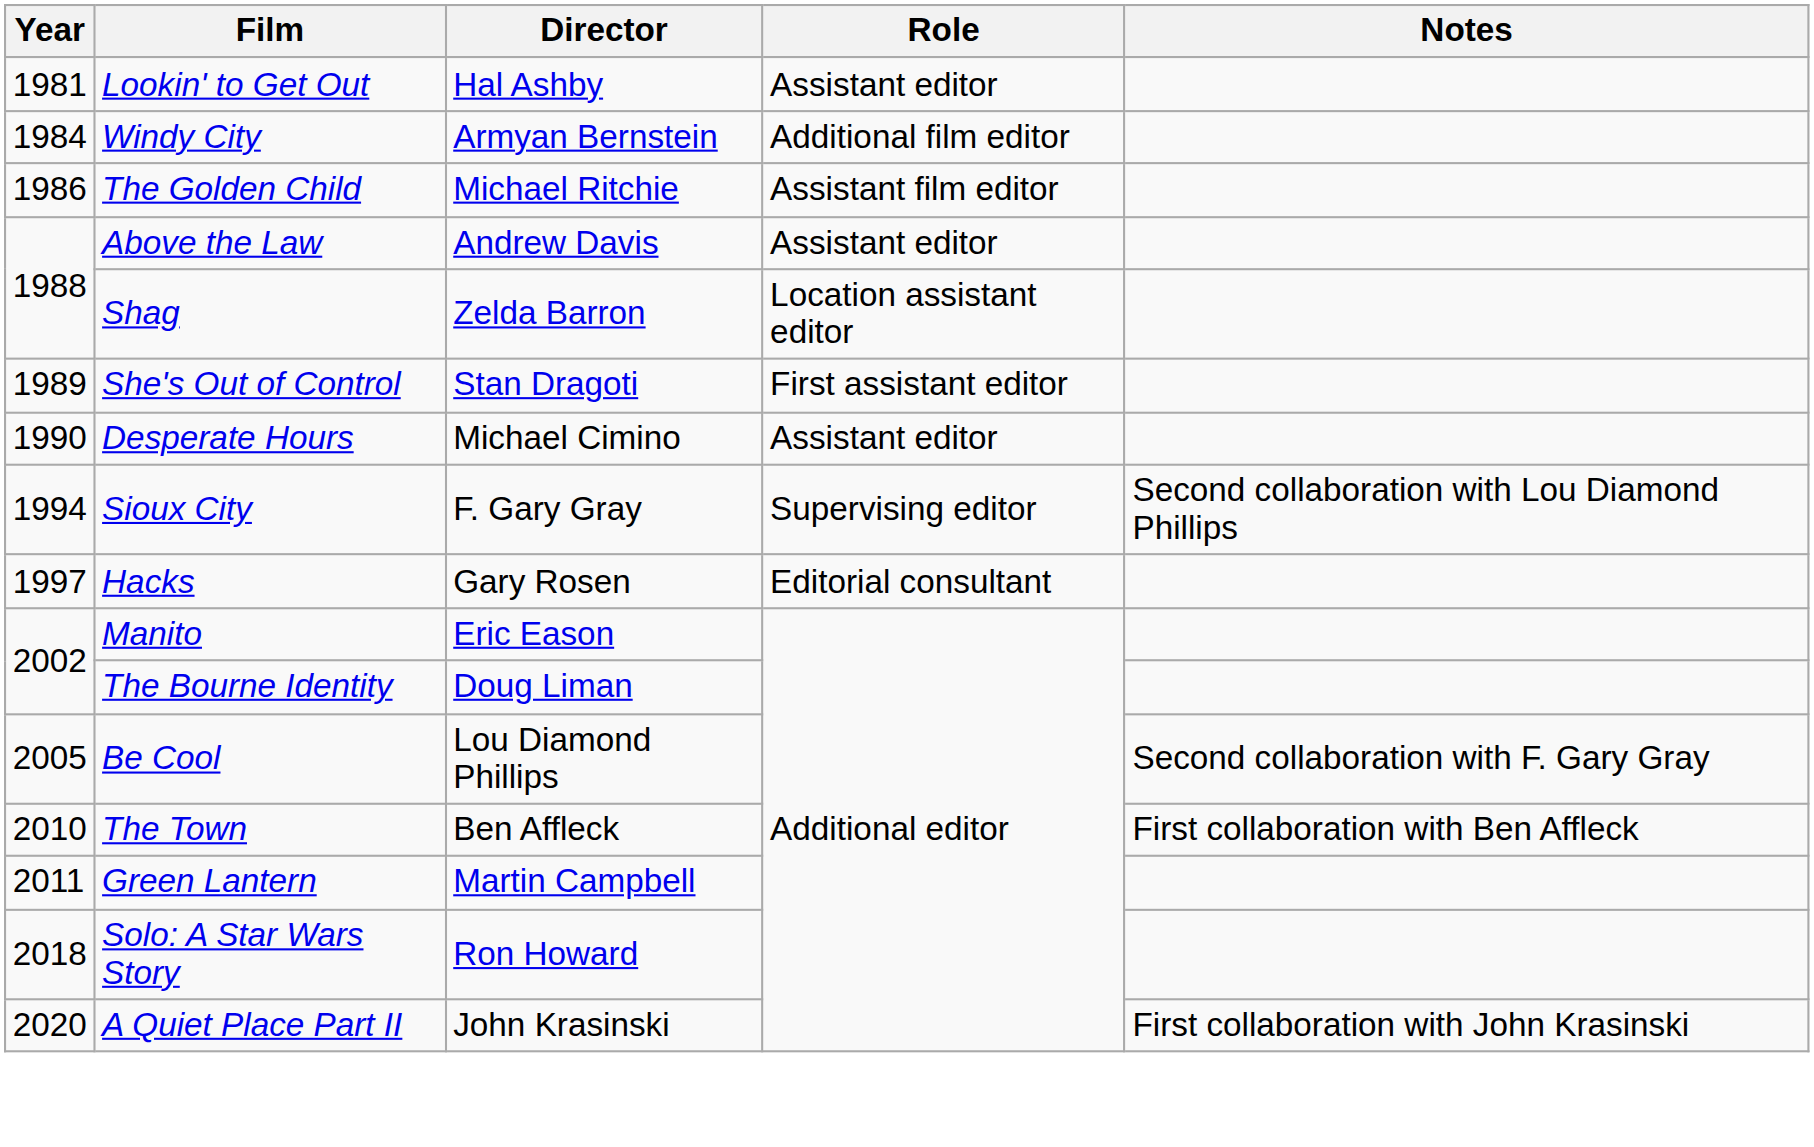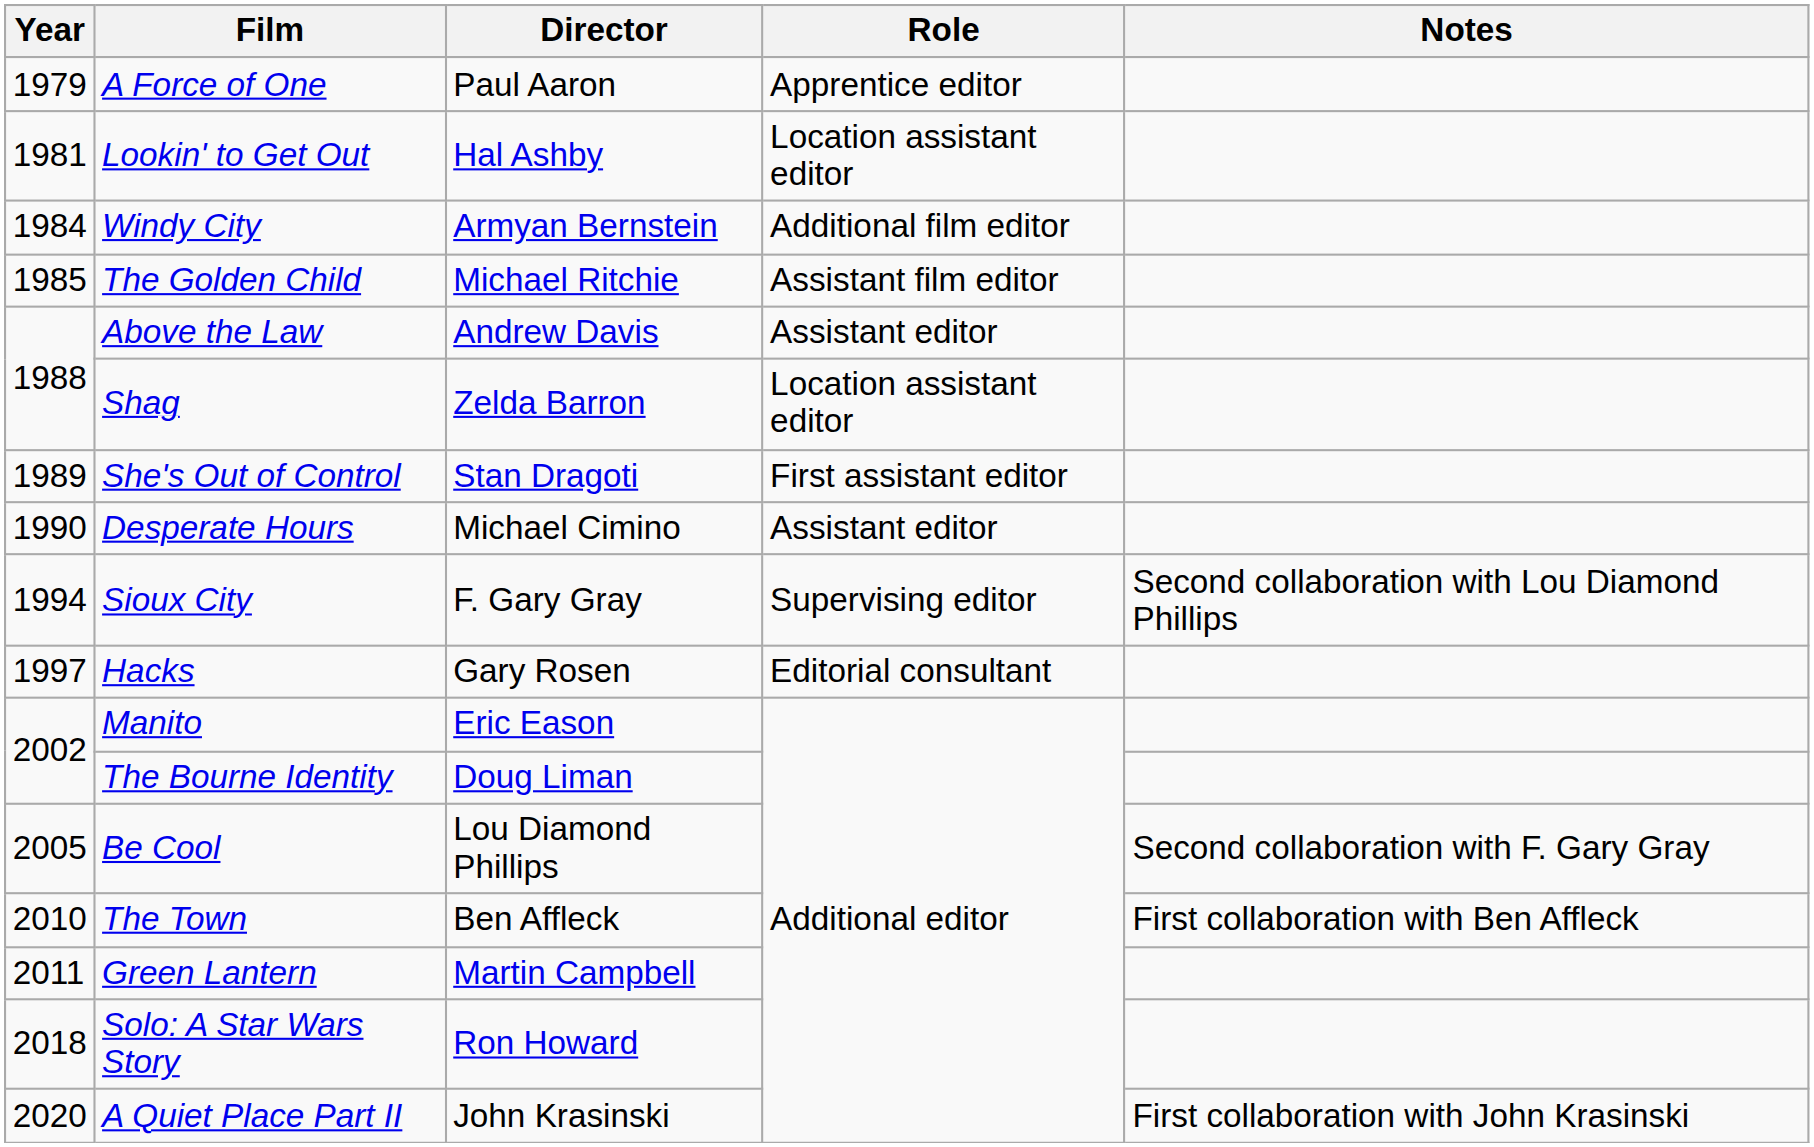+ row: (214, 83)
(884, 83) Assistant editor -> (903, 155) Location assistant editor
(50, 189) 1986 -> (50, 279) 1985
